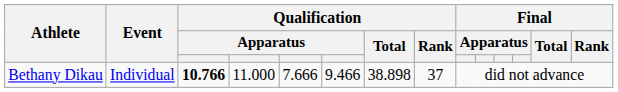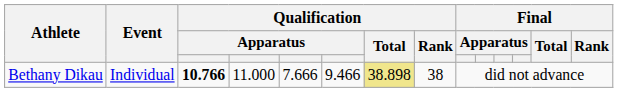(389, 75) no background -> (389, 75) khaki background
(435, 75) 37 -> (435, 75) 38
